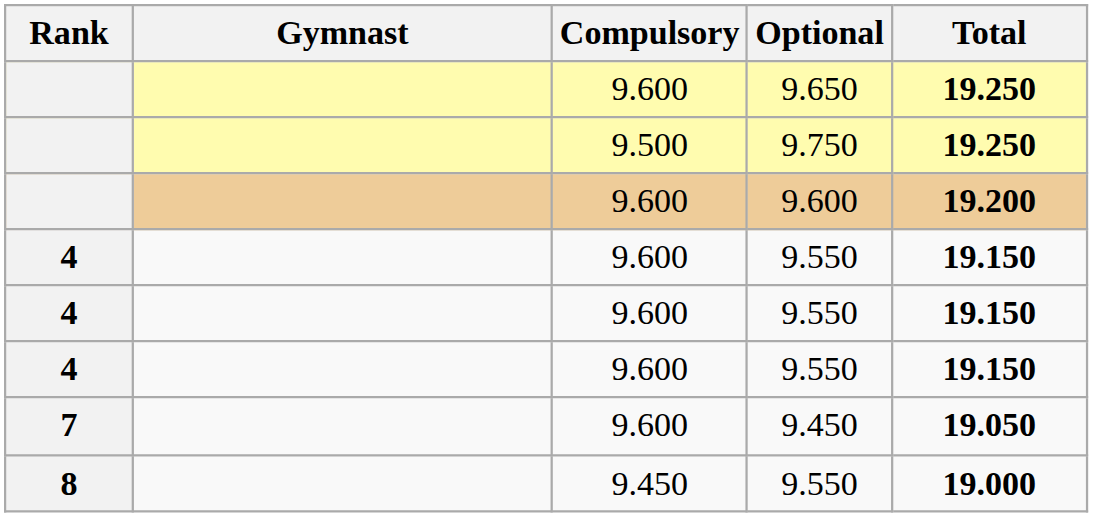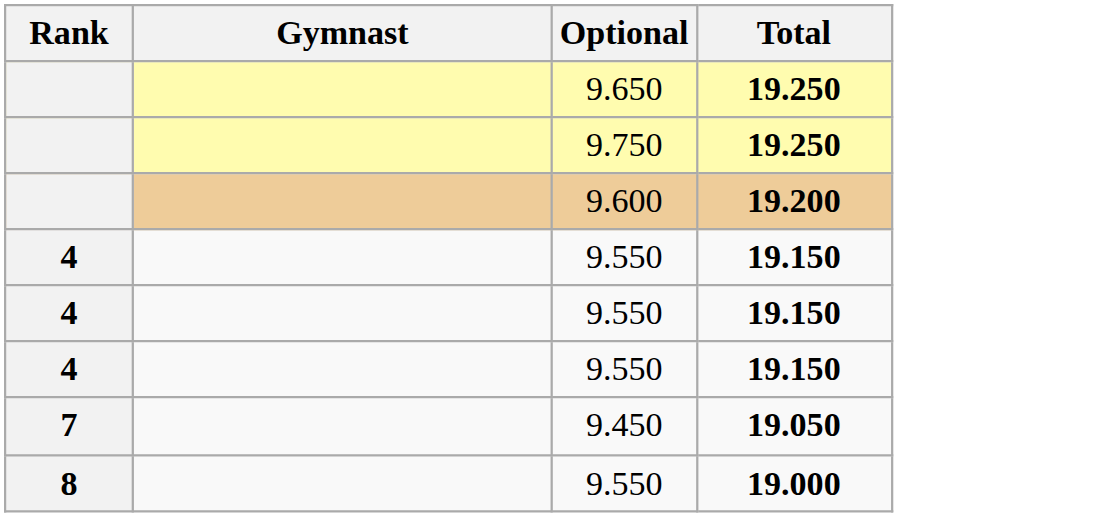- column: (650, 32)
